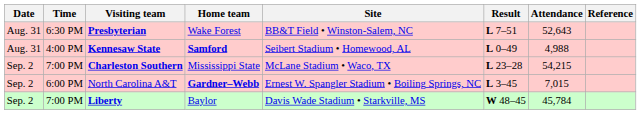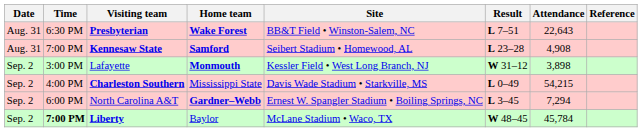(214, 31) normal -> (218, 31) bold
(557, 31) 52,643 -> (559, 31) 22,643
(64, 48) 4:00 PM -> (64, 48) 7:00 PM
(501, 48) L 0–49 -> (506, 48) L 23–28
(557, 48) 4,988 -> (559, 48) 4,908
+ row: (110, 66)
(64, 66) 7:00 PM -> (64, 83) 4:00 PM
(328, 66) McLane Stadium • Waco, TX -> (347, 83) Davis Wade Stadium • Starkville, MS
(504, 66) L 23–28 -> (503, 83) L 0–49
(557, 83) 7,015 -> (559, 101) 7,294
(64, 101) normal -> (65, 118) bold
(345, 101) Davis Wade Stadium • Starkville, MS -> (330, 118) McLane Stadium • Waco, TX
